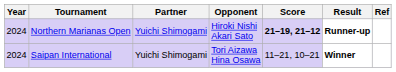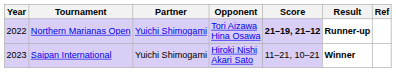(17, 31) 2024 -> (17, 31) 2022
(234, 31) Hiroki Nishi Akari Sato -> (236, 31) Tori Aizawa Hina Osawa
(17, 56) 2024 -> (17, 56) 2023
(236, 56) Tori Aizawa Hina Osawa -> (234, 56) Hiroki Nishi Akari Sato
